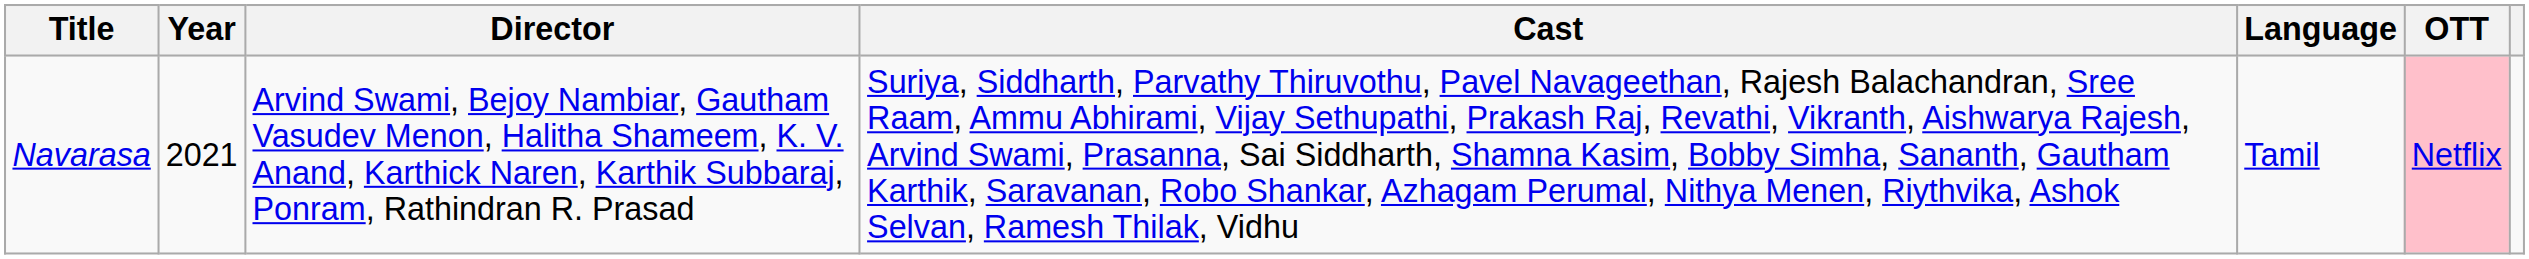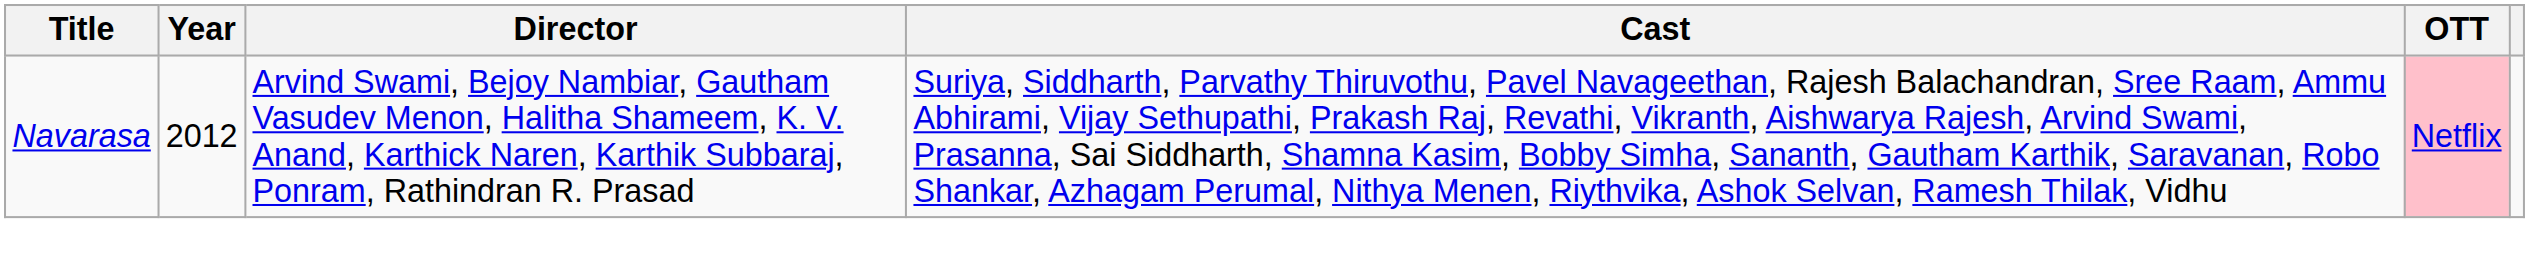- column: (2321, 30)
(202, 154) 2021 -> (202, 135) 2012
